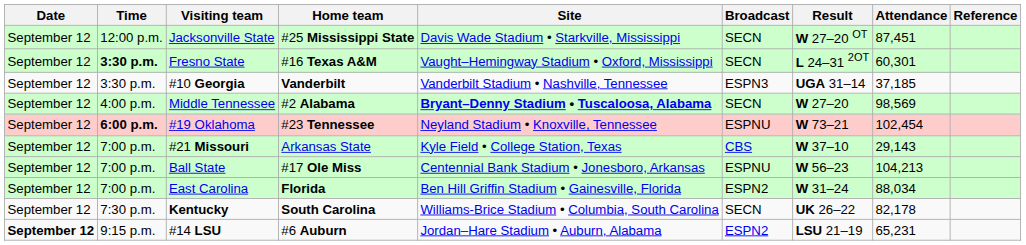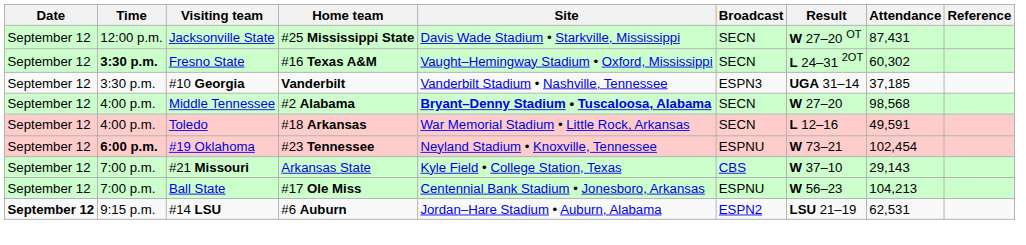(896, 37) 87,451 -> (890, 37) 87,431
(896, 61) 60,301 -> (890, 61) 60,302
(896, 104) 98,569 -> (890, 104) 98,568
+ row: (188, 125)
- row: (209, 188)
- row: (199, 209)
(896, 230) 65,231 -> (890, 209) 62,531
